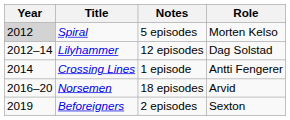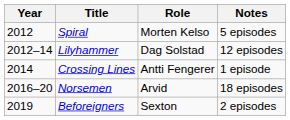columns swapped: (246, 13) <-> (172, 13)
(20, 32) lightgrey background -> (20, 32) no background
